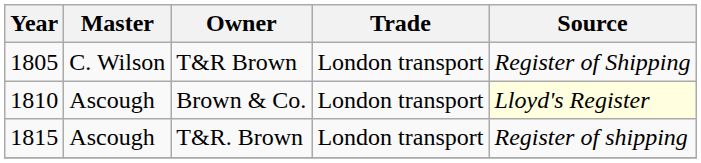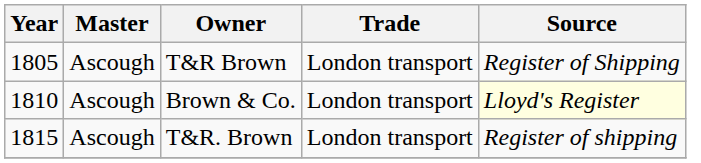(117, 61) C. Wilson -> (112, 61) Ascough
